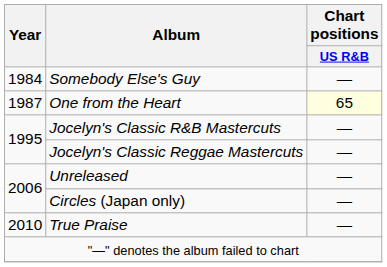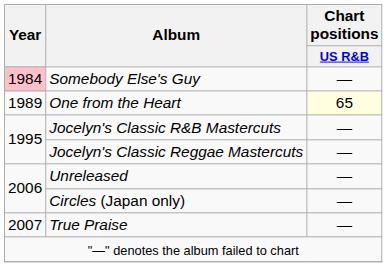(25, 78) no background -> (25, 78) pink background
(25, 103) 1987 -> (25, 103) 1989
(25, 224) 2010 -> (25, 224) 2007
